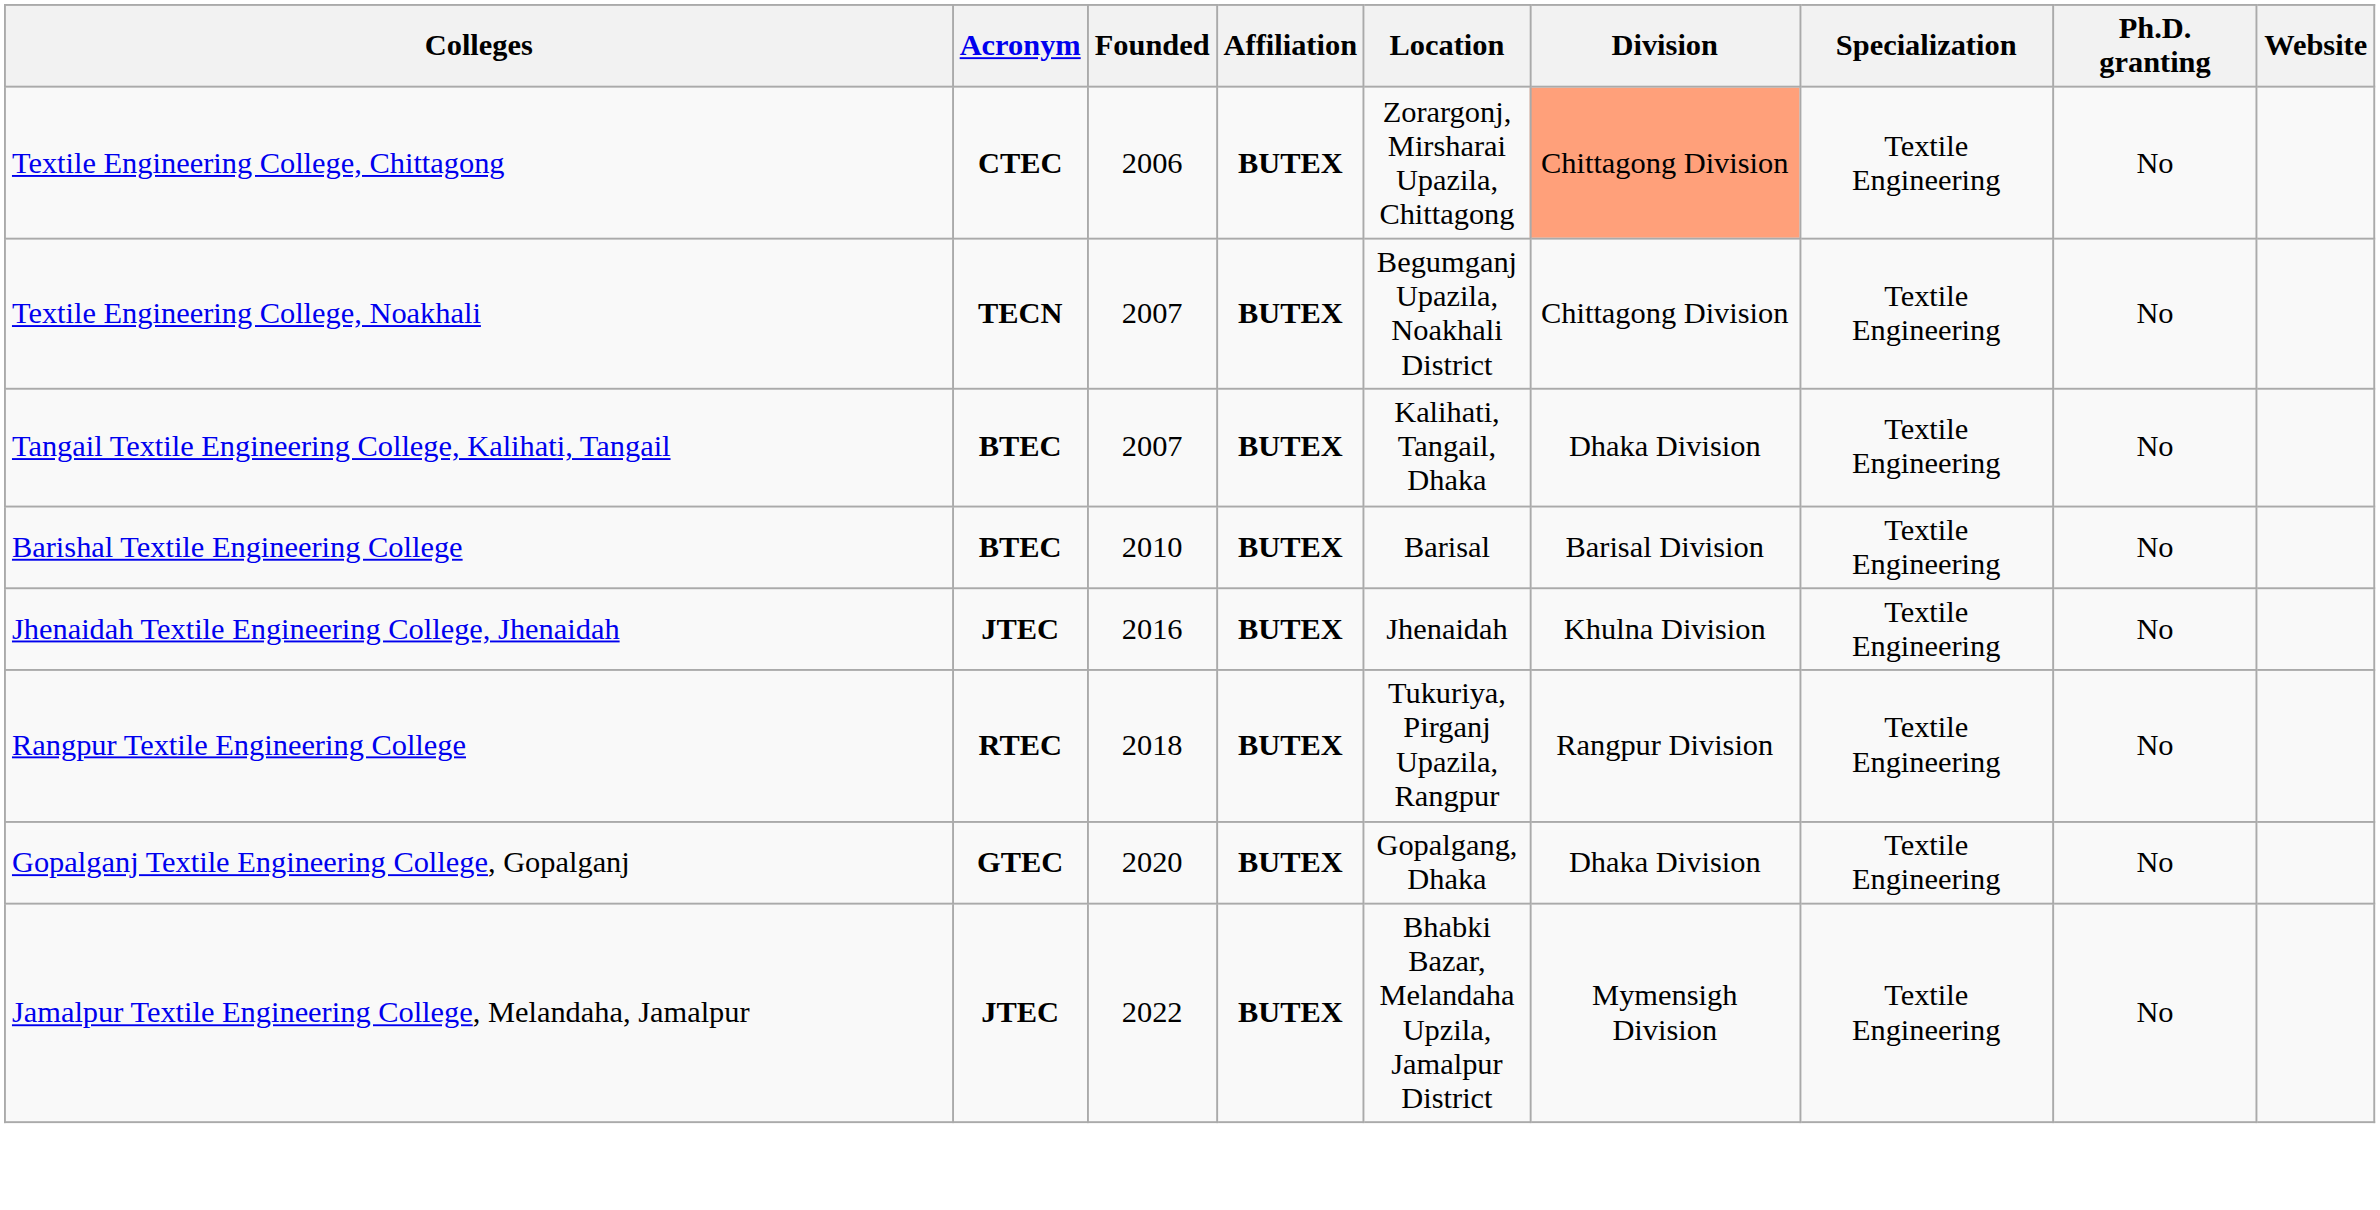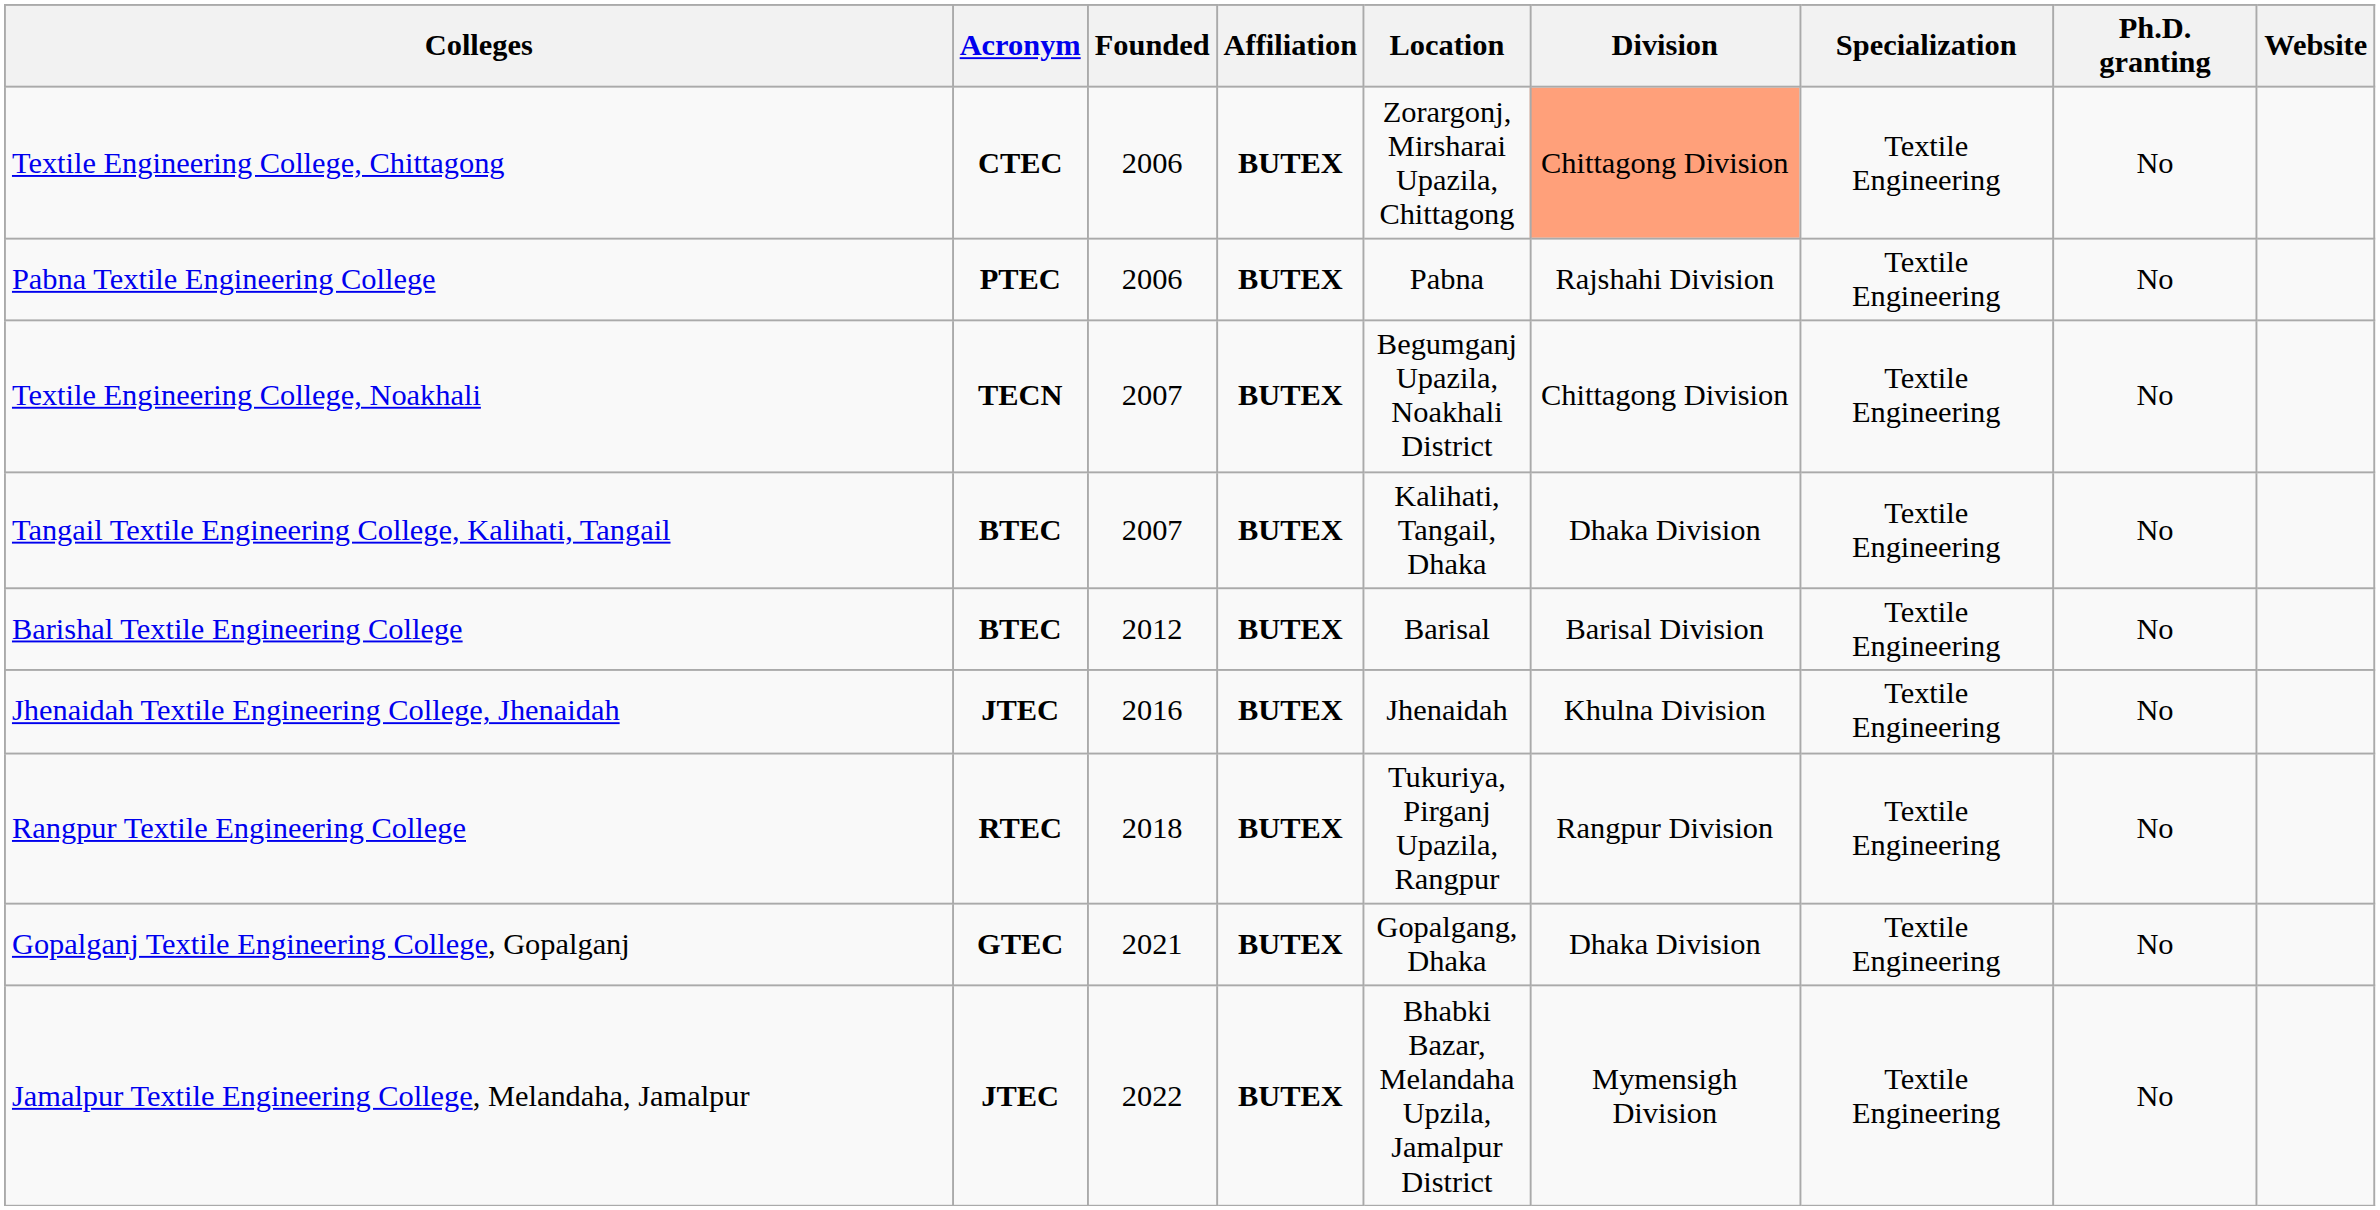+ row: (224, 278)
(1152, 546) 2010 -> (1152, 628) 2012
(1152, 861) 2020 -> (1152, 944) 2021
